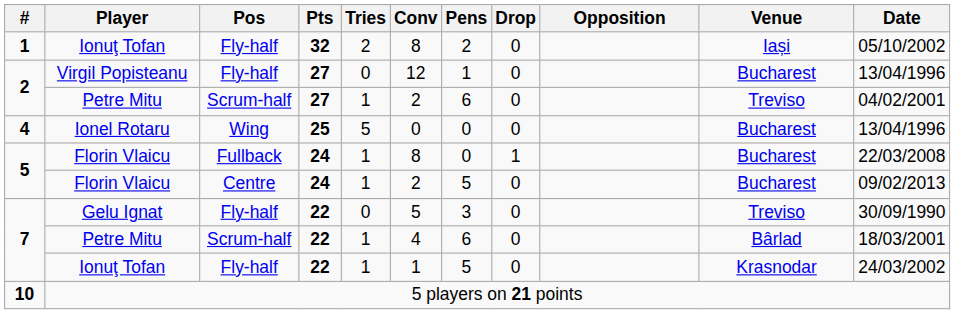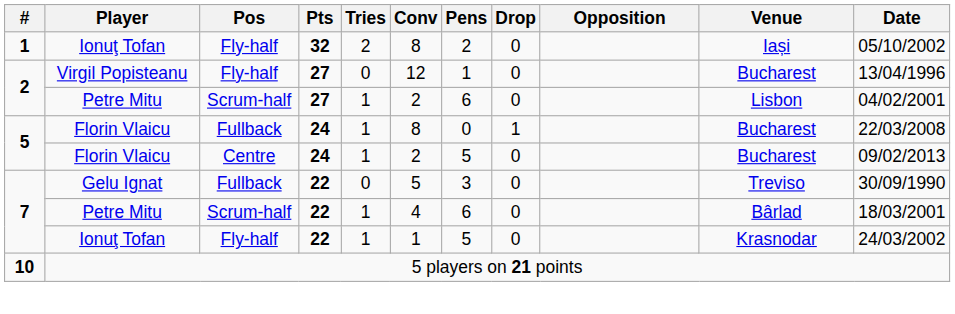(777, 101) Treviso -> (777, 101) Lisbon
- row: (25, 128)
(249, 211) Fly-half -> (249, 184) Fullback
